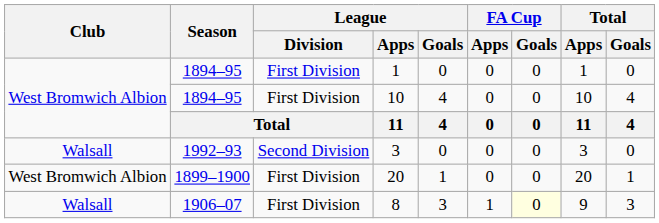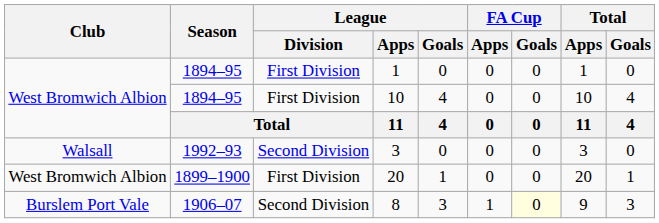(88, 204) Walsall -> (88, 204) Burslem Port Vale
(313, 204) First Division -> (313, 204) Second Division
